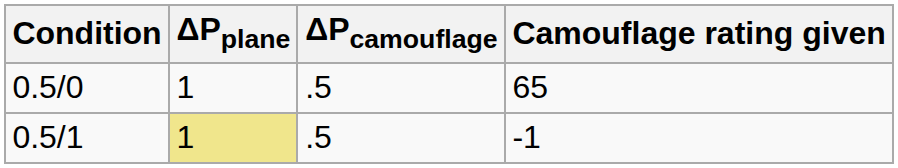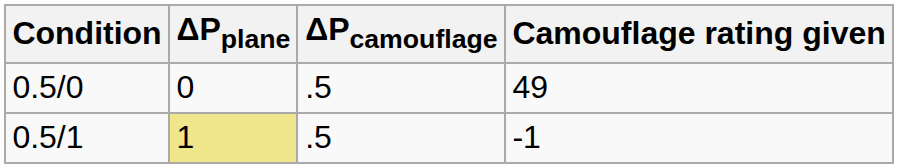(185, 86) 1 -> (185, 86) 0
(530, 86) 65 -> (530, 86) 49
